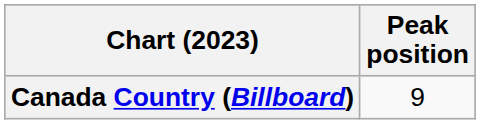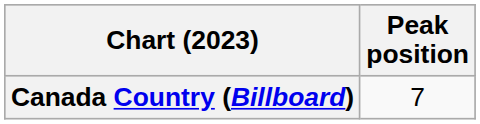(418, 97) 9 -> (418, 97) 7
